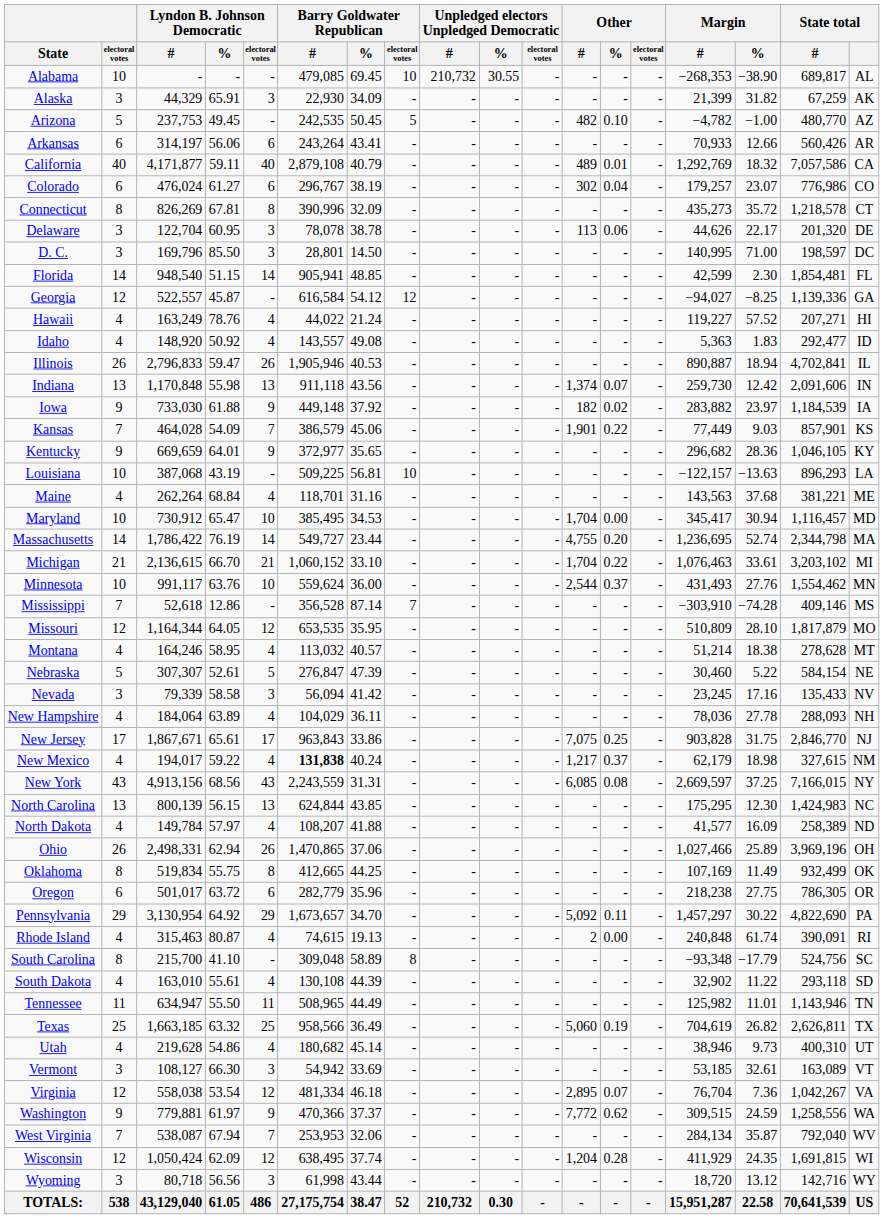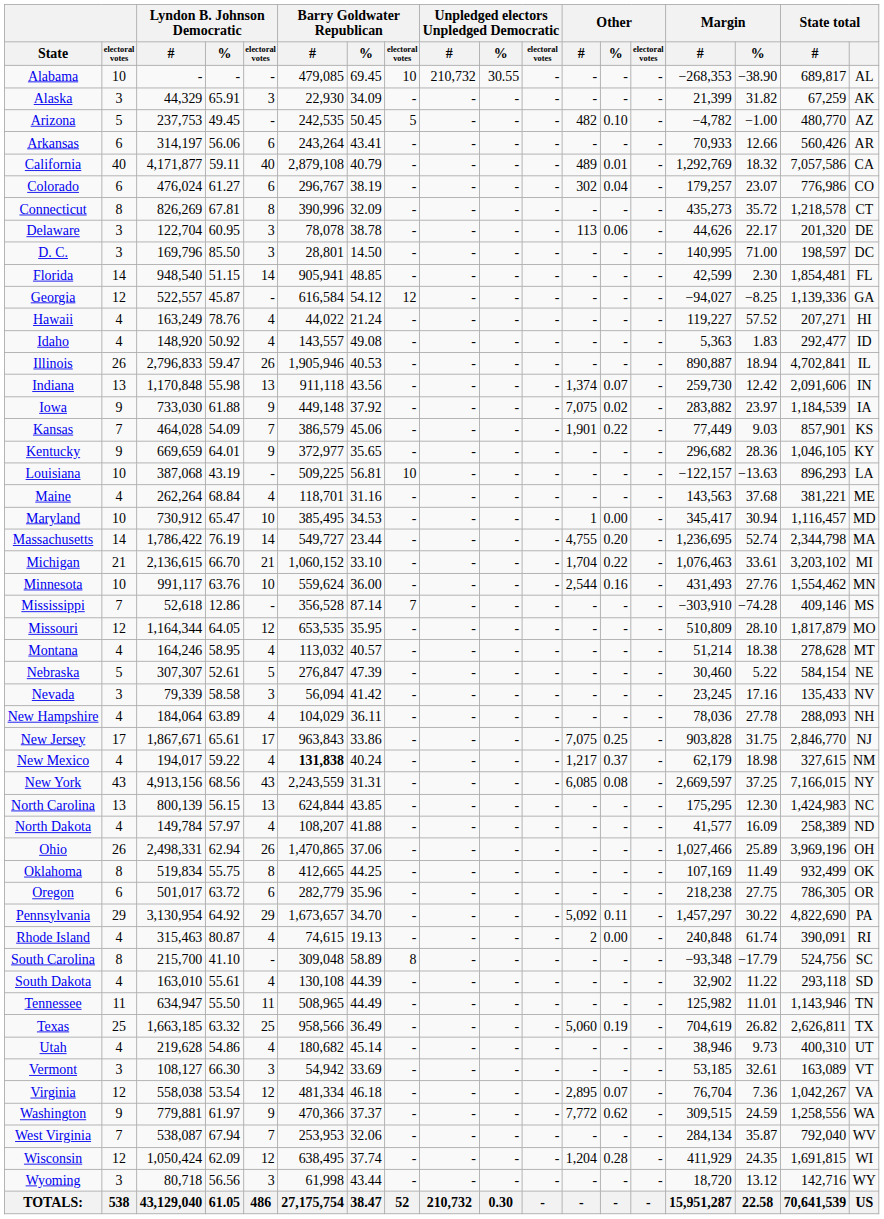(587, 407) 182 -> (581, 407) 7,075
(581, 518) 1,704 -> (594, 518) 1
(616, 584) 0.37 -> (616, 584) 0.16
